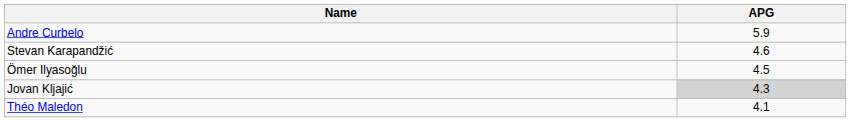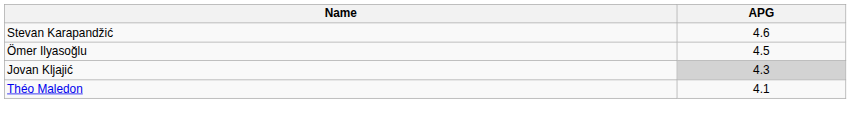- row: (45, 32)
